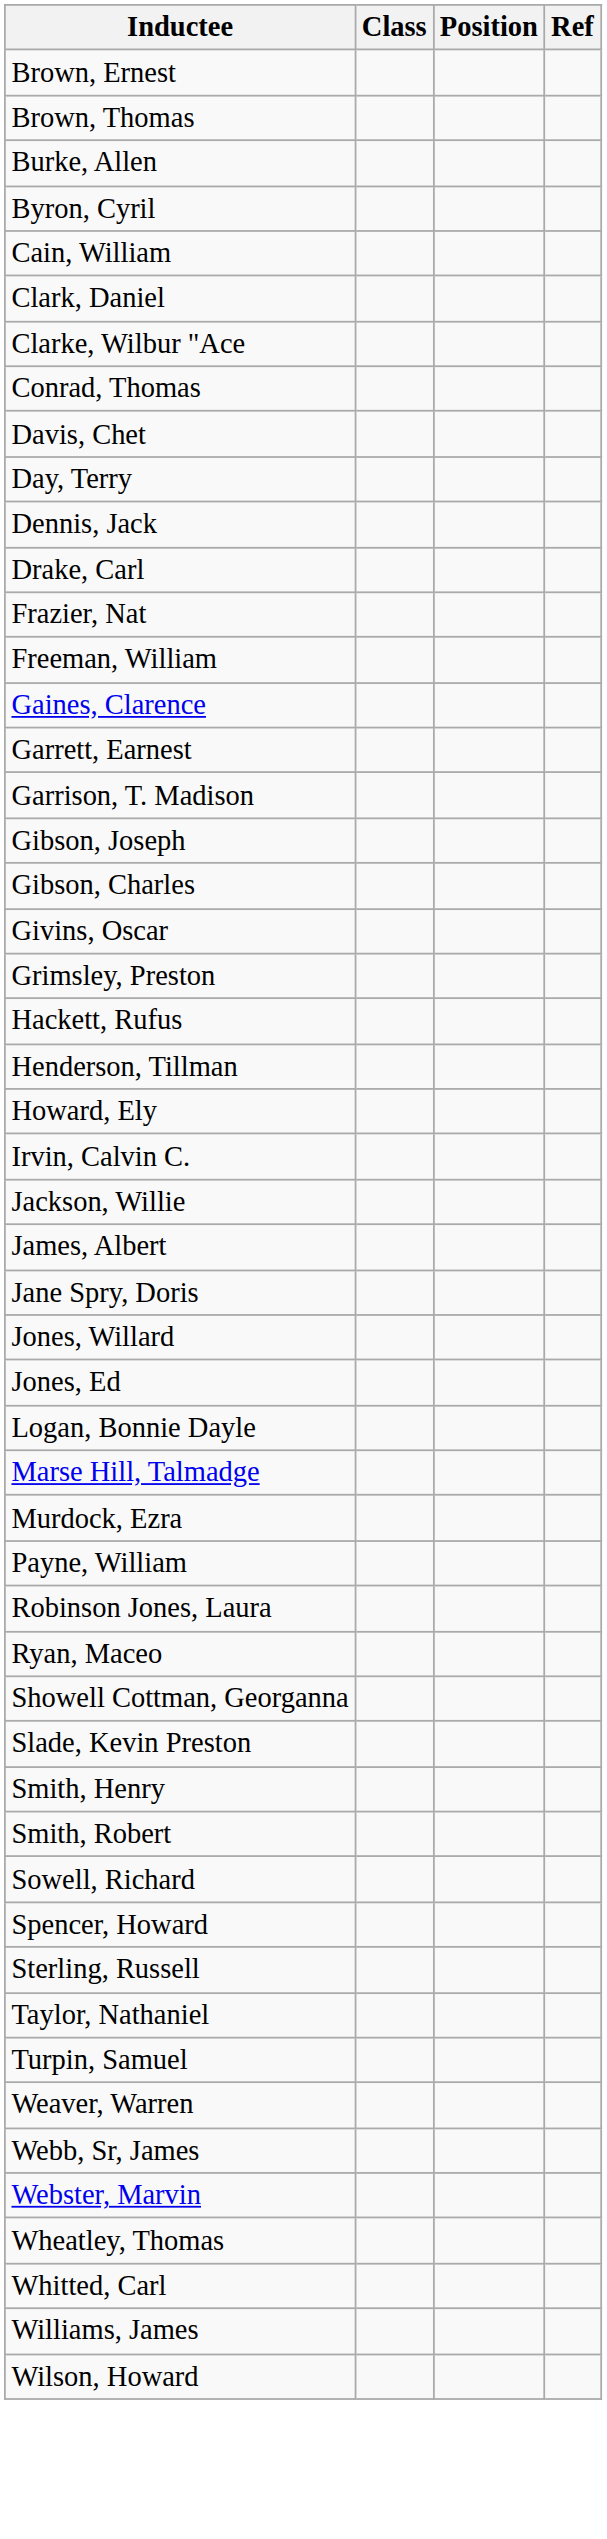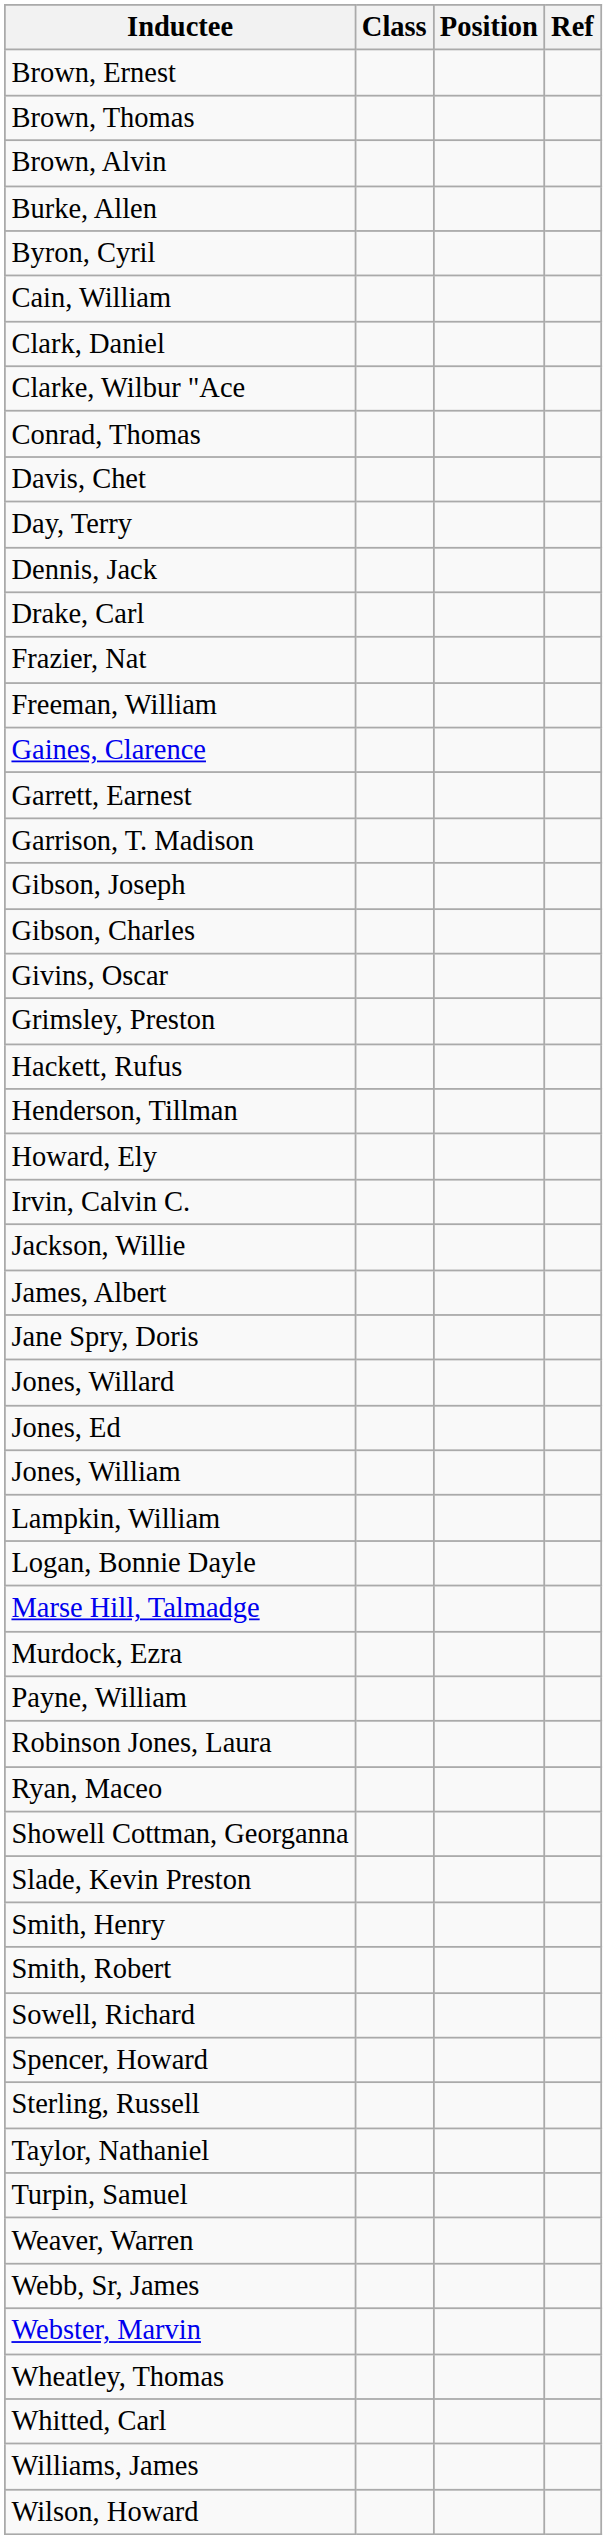+ row: (89, 162)
+ row: (96, 1472)
+ row: (116, 1517)
